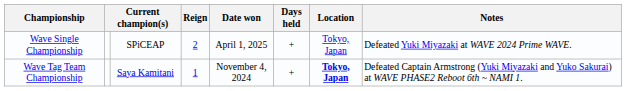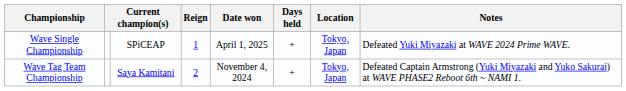(195, 45) 2 -> (196, 45) 1
(195, 72) 1 -> (196, 72) 2
(336, 72) bold -> (335, 72) normal
